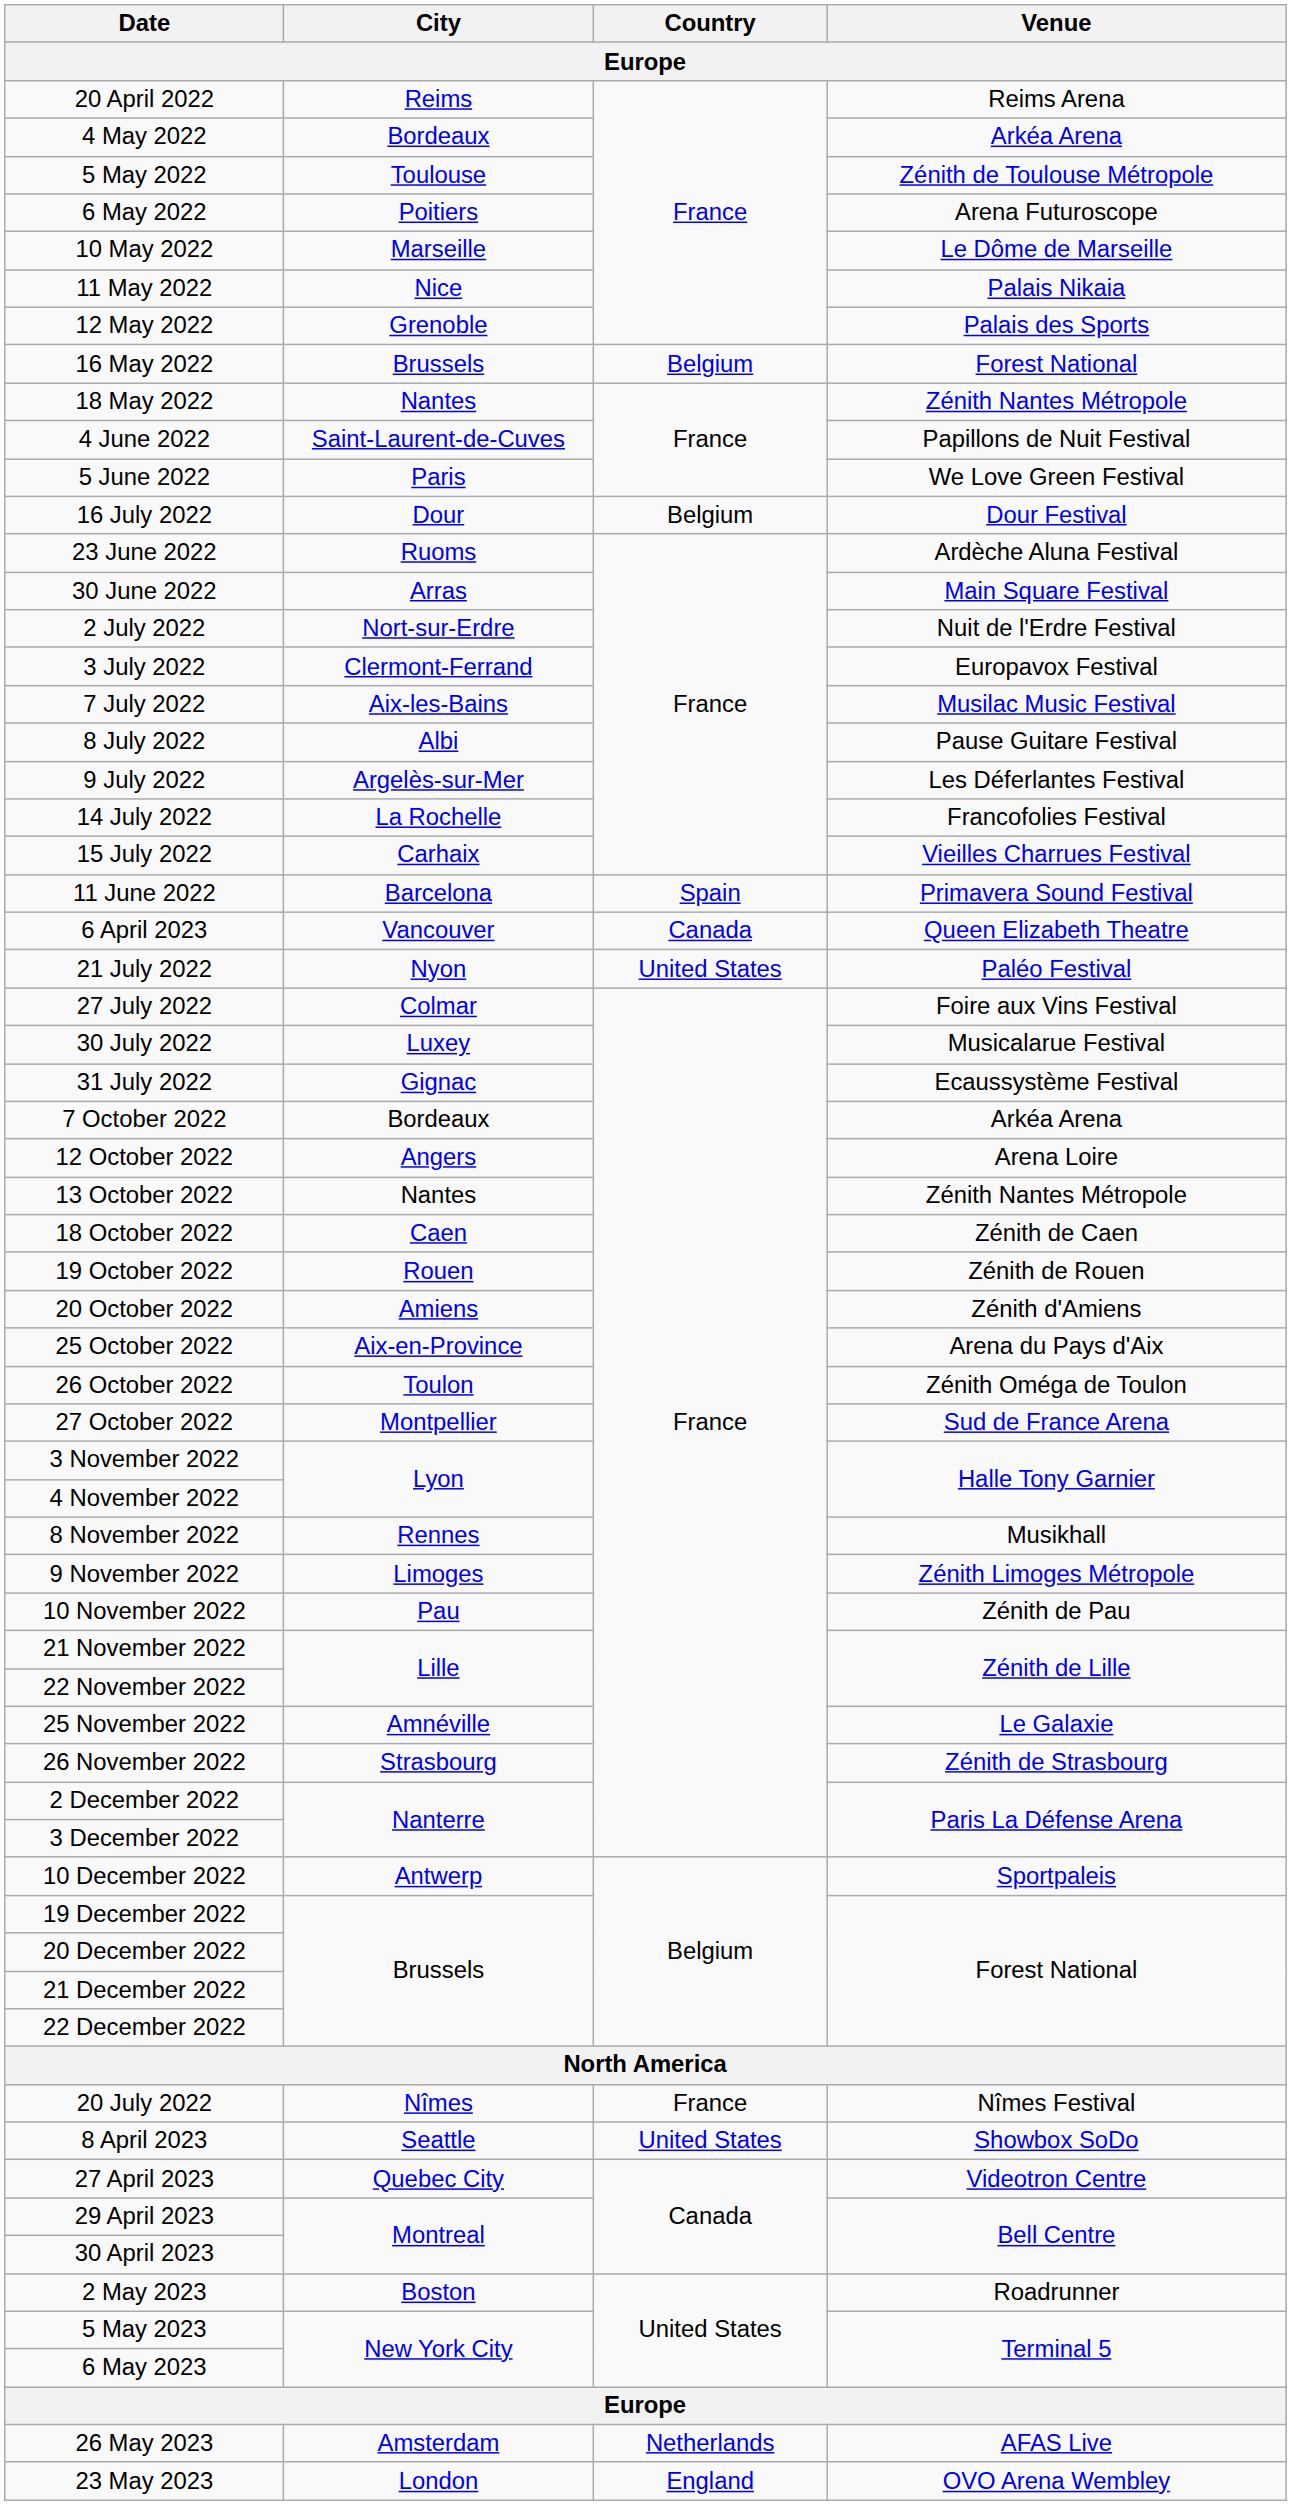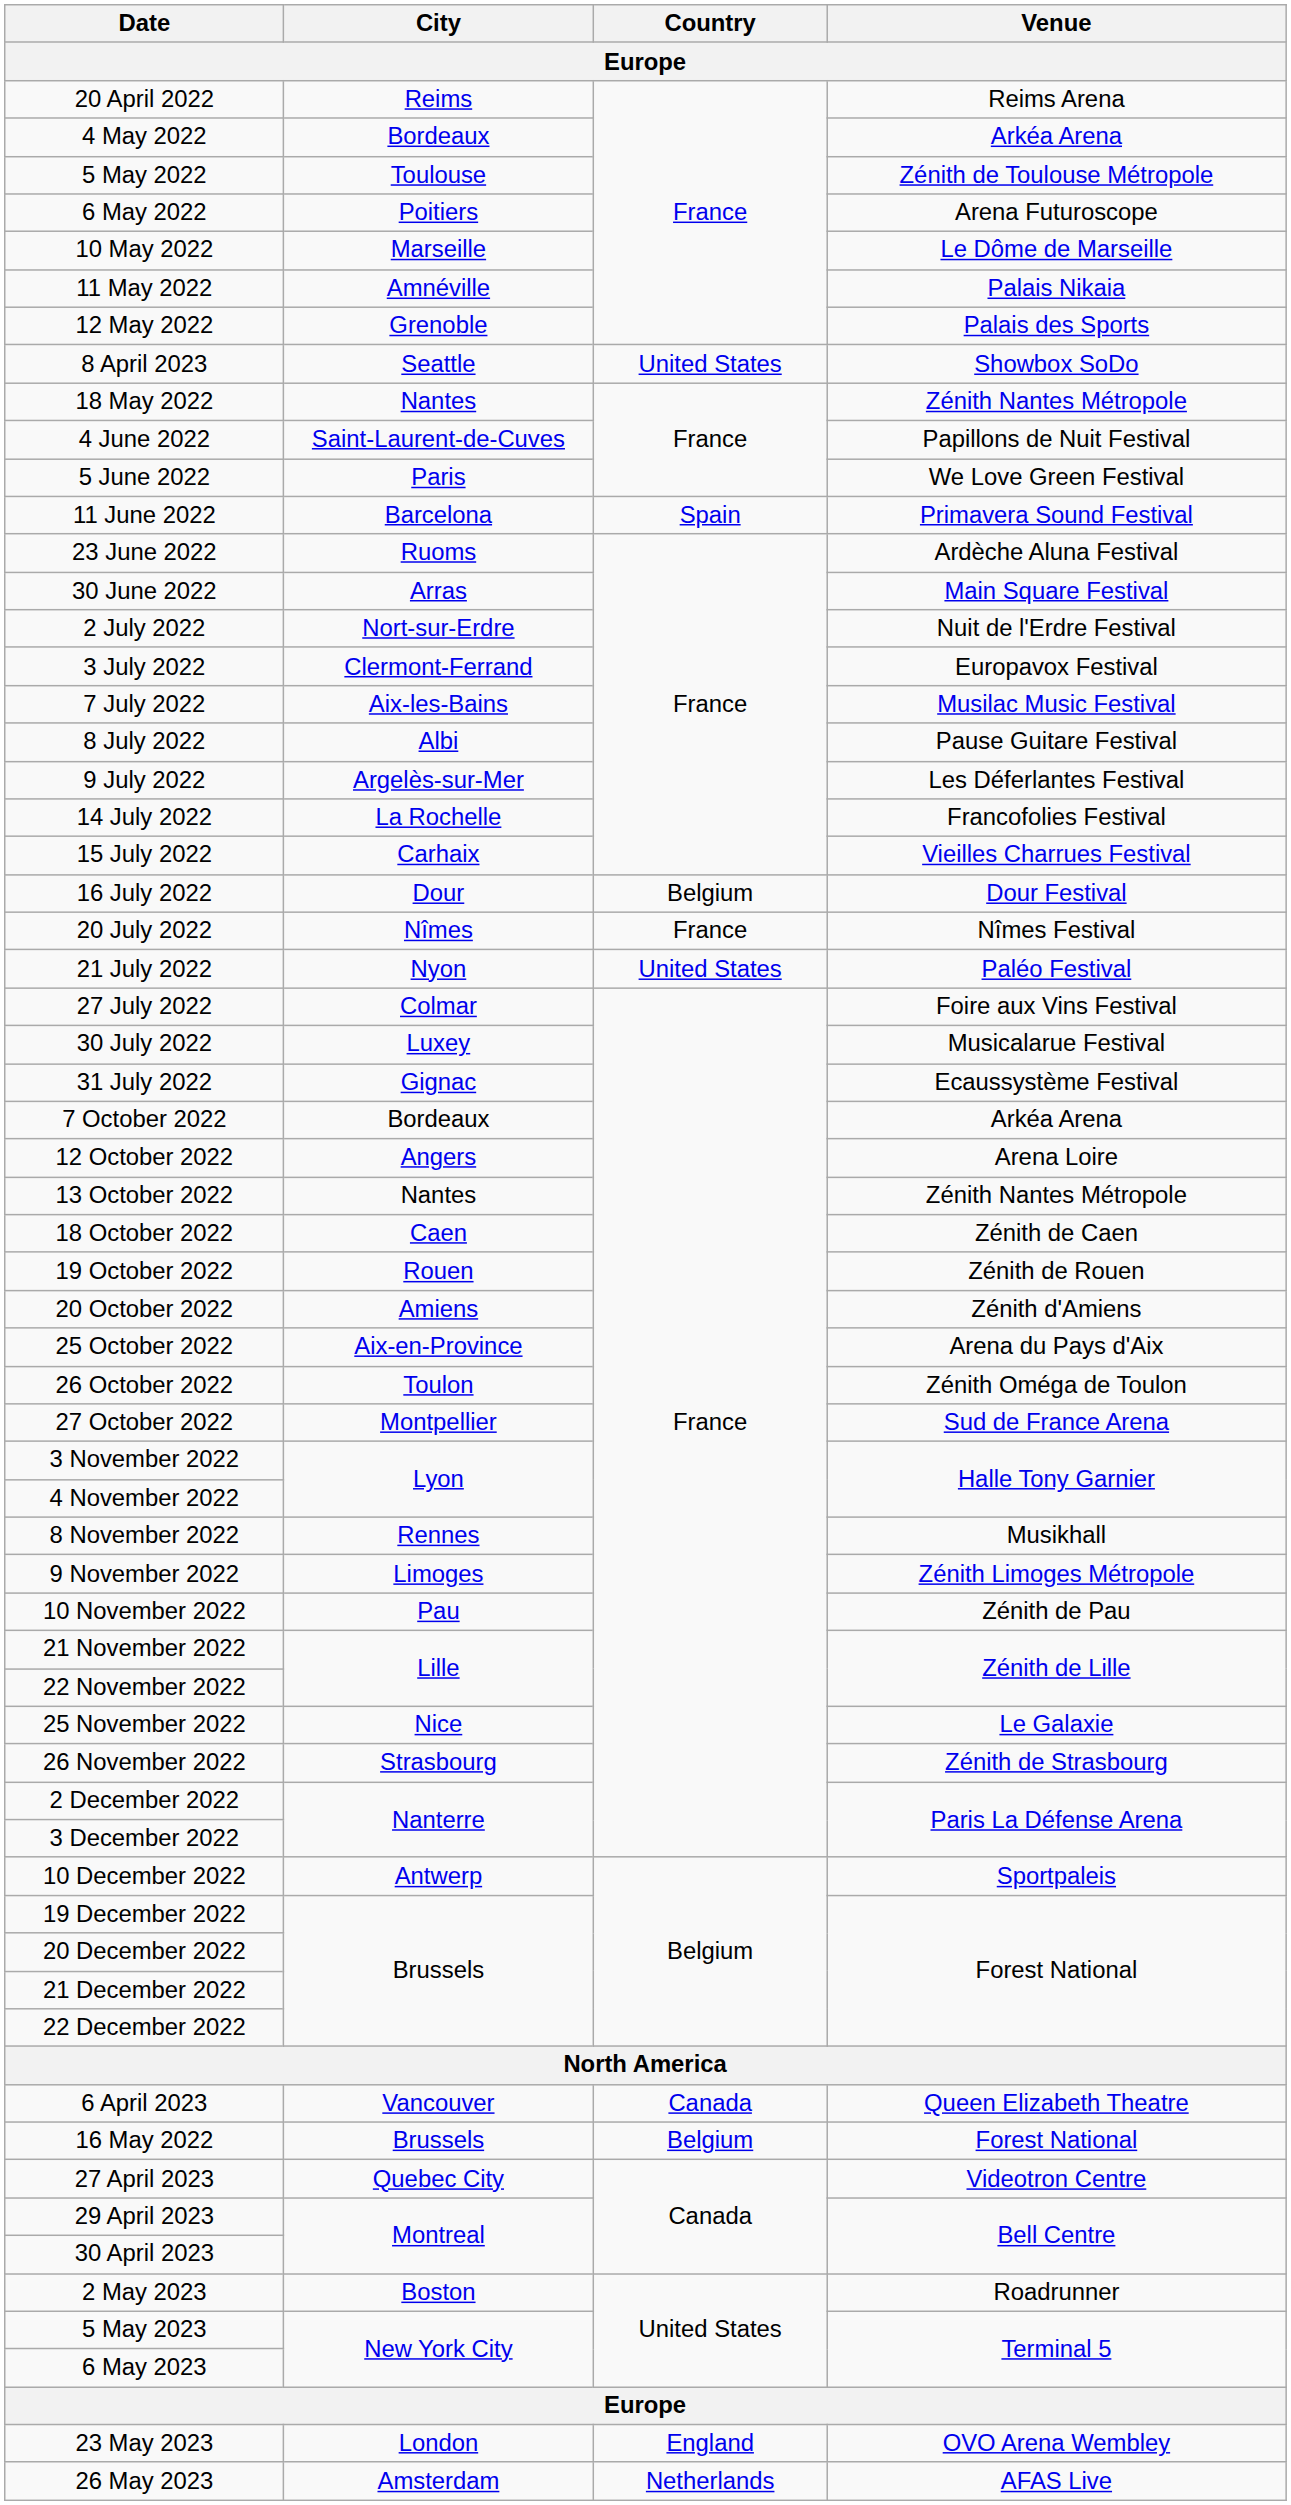(438, 288) Nice -> (438, 288) Amnéville
rows swapped: (144, 363) <-> (144, 2140)
rows swapped: (144, 893) <-> (144, 514)
rows swapped: (144, 2102) <-> (144, 930)
(438, 1724) Amnéville -> (438, 1724) Nice
rows swapped: (144, 2480) <-> (144, 2443)
